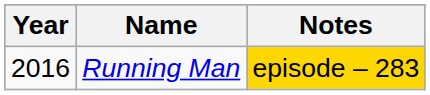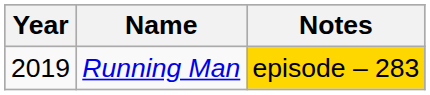(40, 67) 2016 -> (40, 67) 2019
